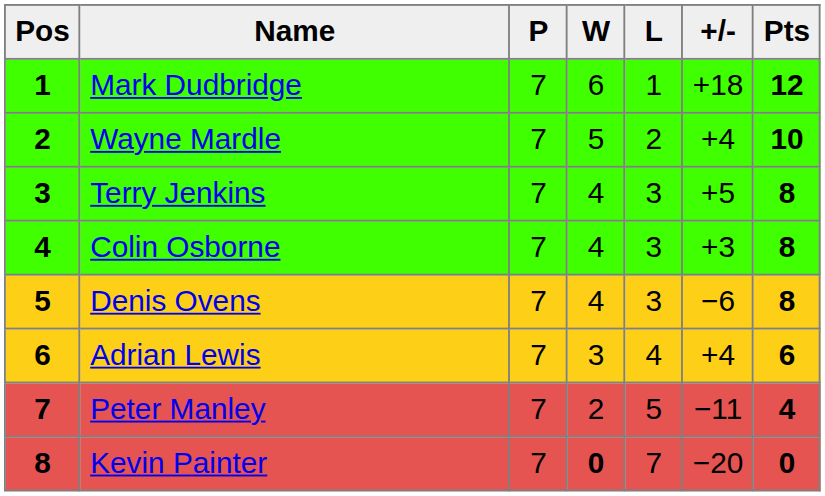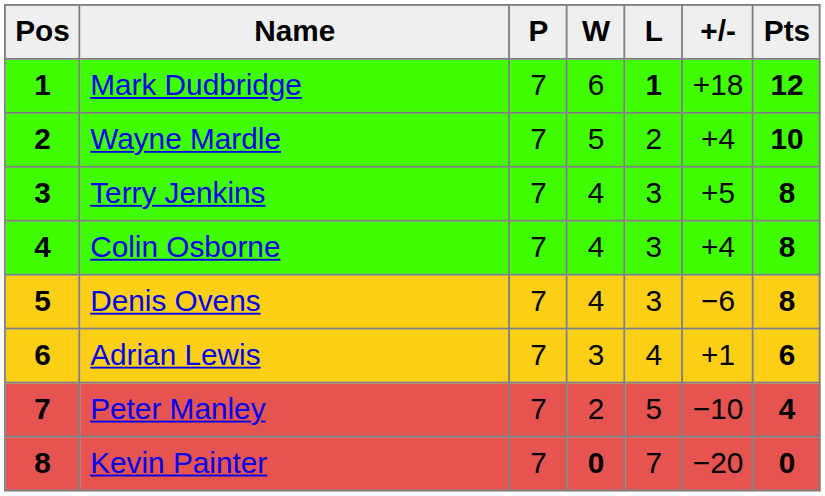(654, 85) normal -> (654, 85) bold
(718, 247) +3 -> (718, 247) +4
(718, 355) +4 -> (718, 355) +1
(718, 409) −11 -> (718, 409) −10
